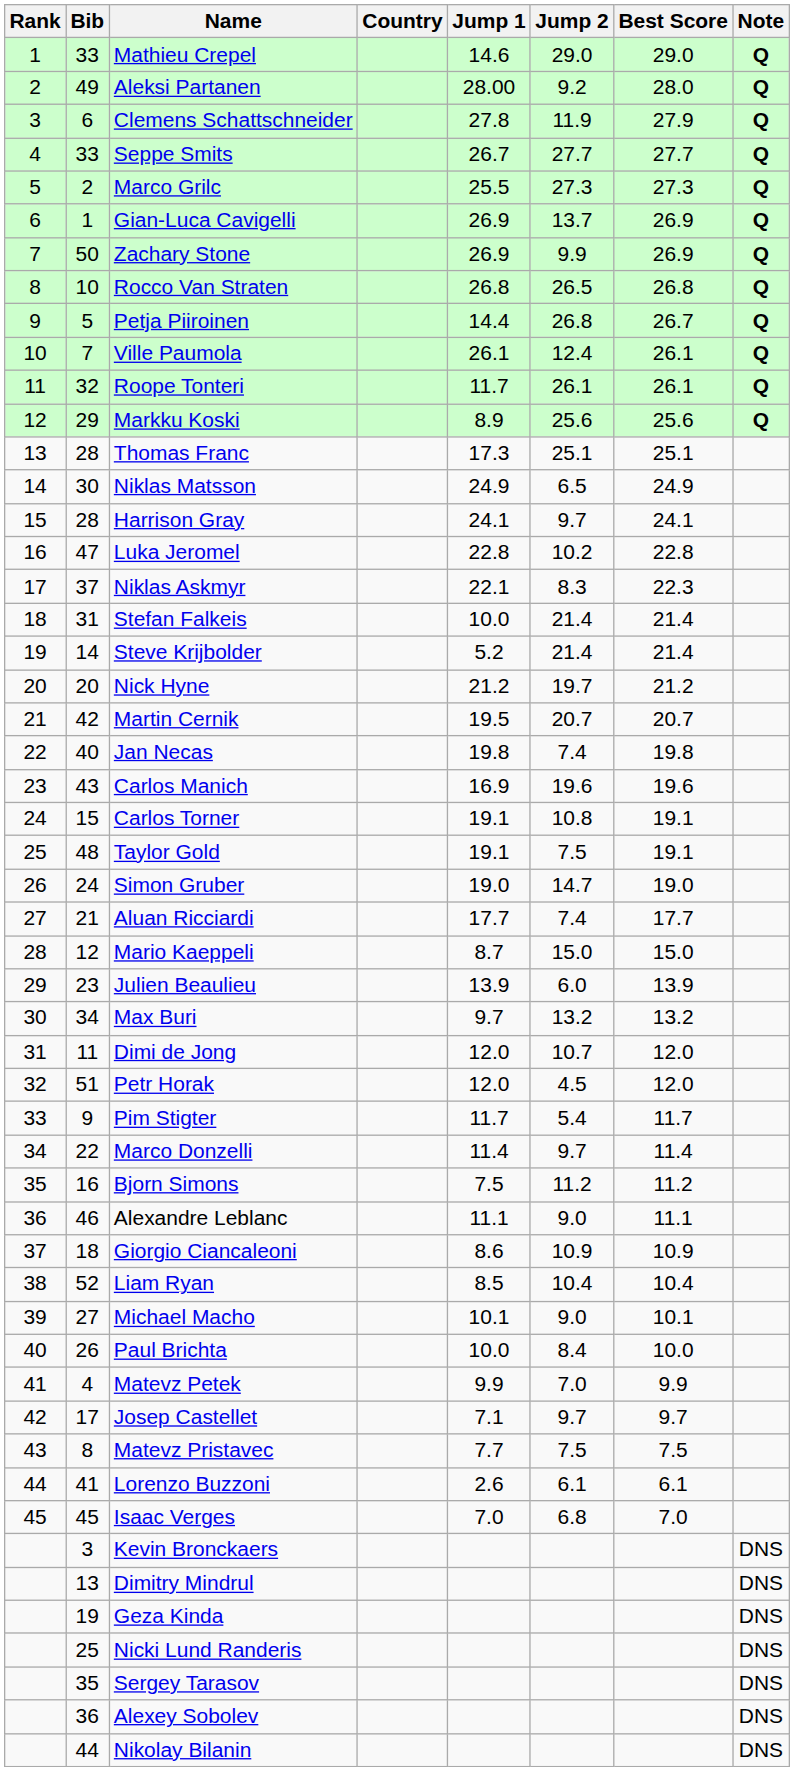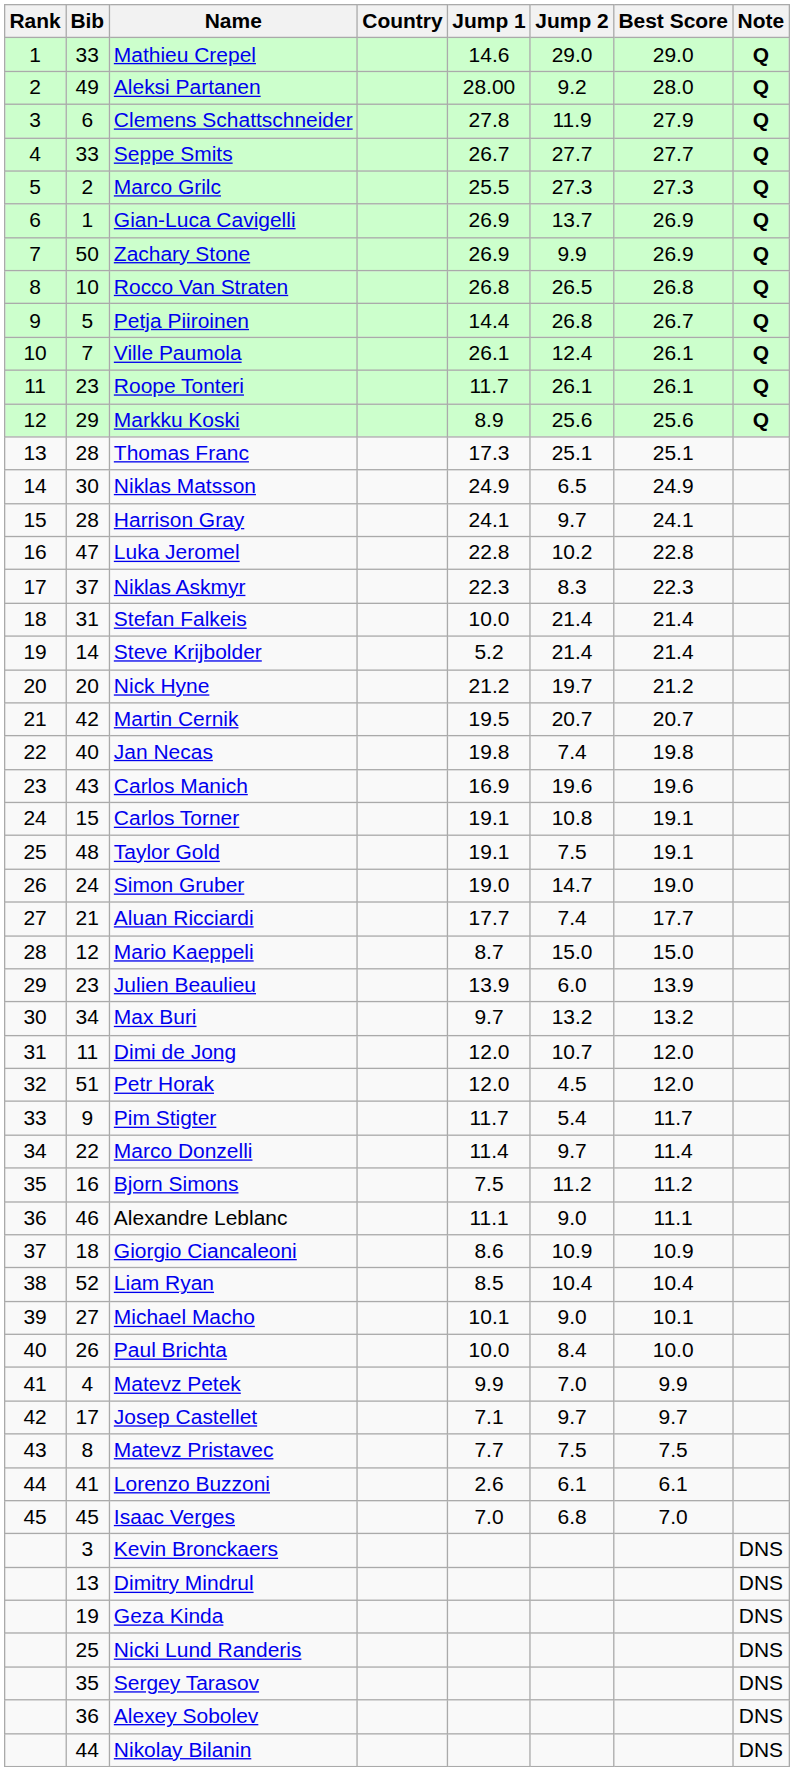(87, 386) 32 -> (87, 386) 23
(489, 586) 22.1 -> (489, 586) 22.3
